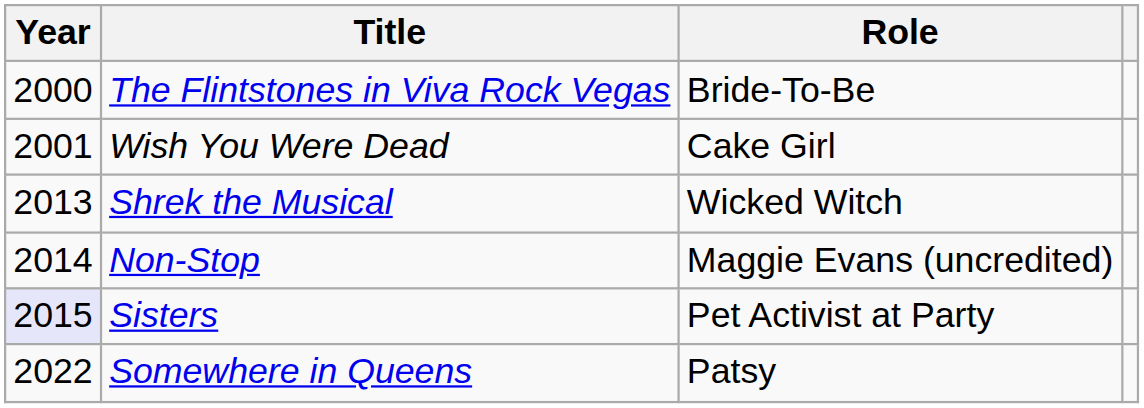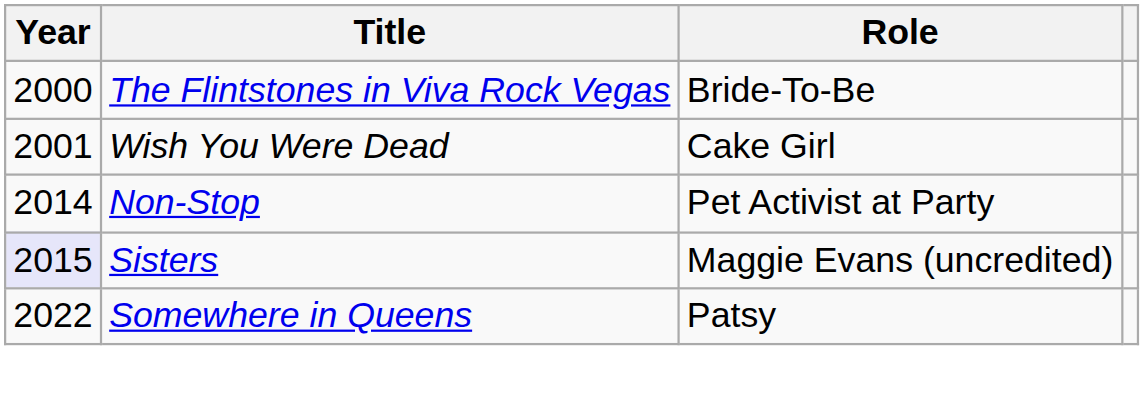- row: (251, 202)
(900, 259) Maggie Evans (uncredited) -> (841, 202) Pet Activist at Party
(841, 315) Pet Activist at Party -> (900, 259) Maggie Evans (uncredited)
